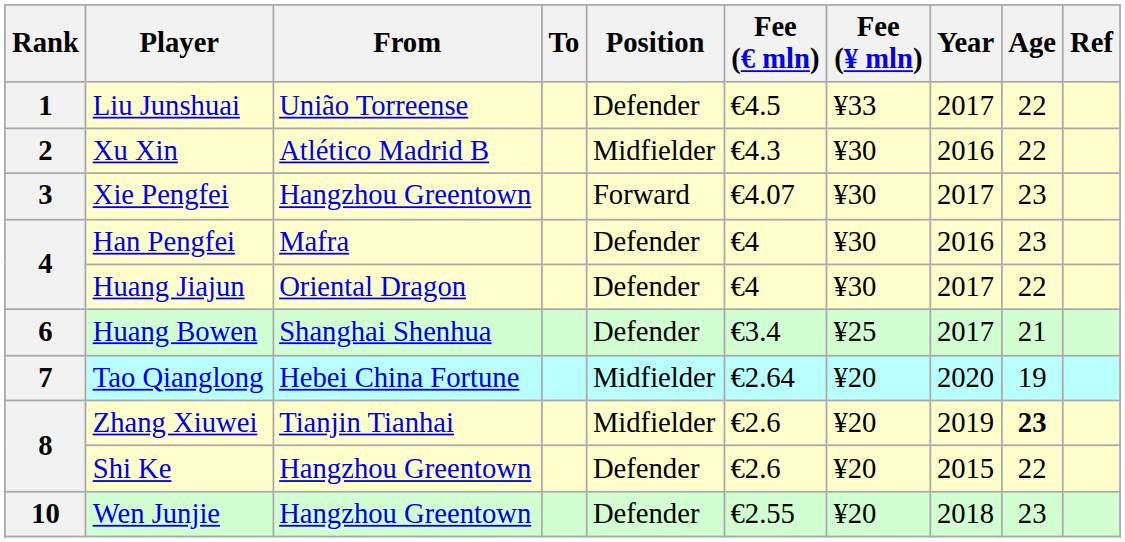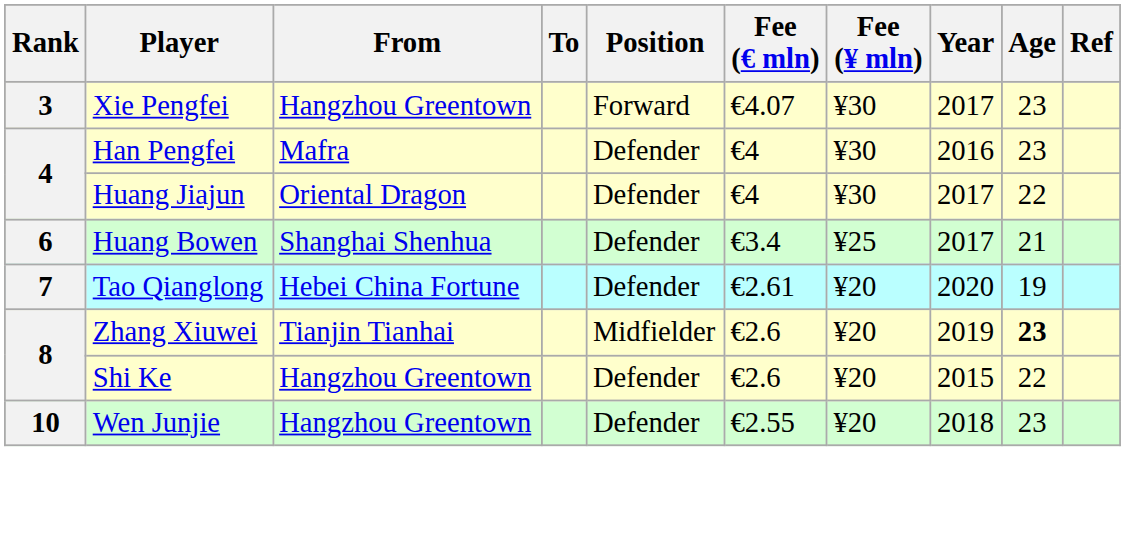- row: (166, 104)
- row: (135, 150)
(654, 377) Midfielder -> (646, 286) Defender
(763, 377) €2.64 -> (763, 286) €2.61
